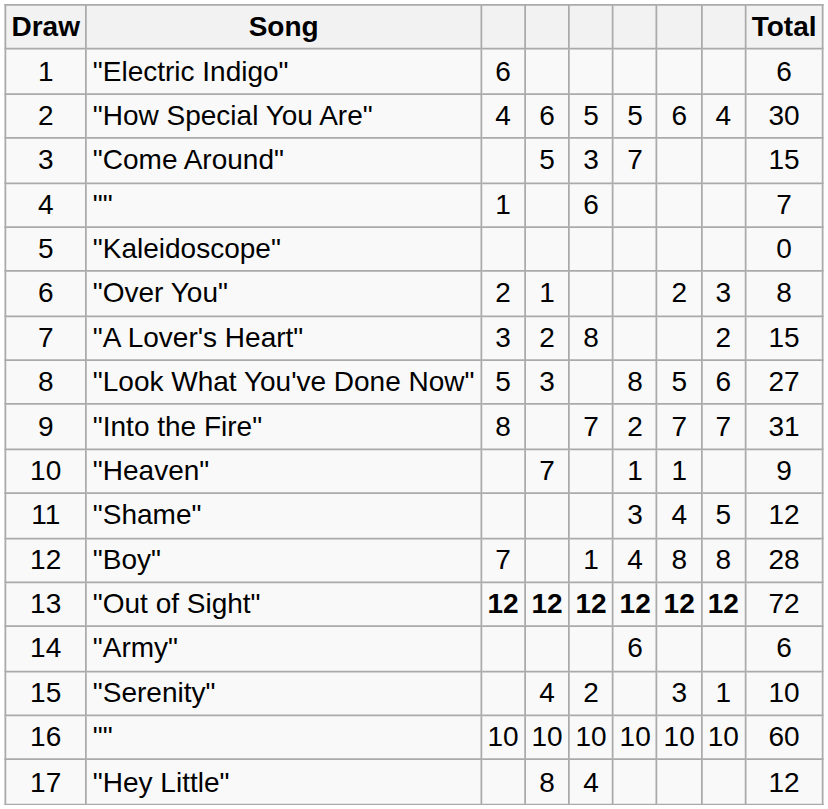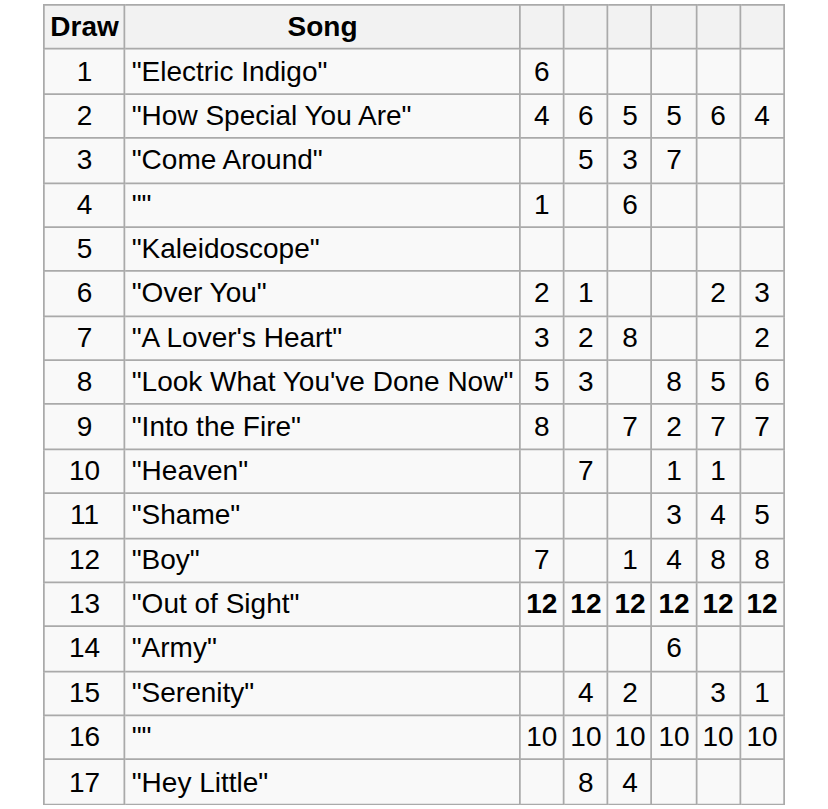- column: (784, 26)
